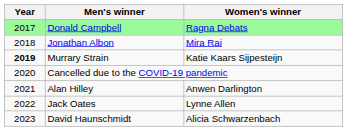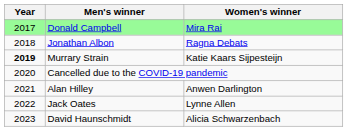(217, 28) Ragna Debats -> (204, 28) Mira Rai
(204, 43) Mira Rai -> (217, 43) Ragna Debats
